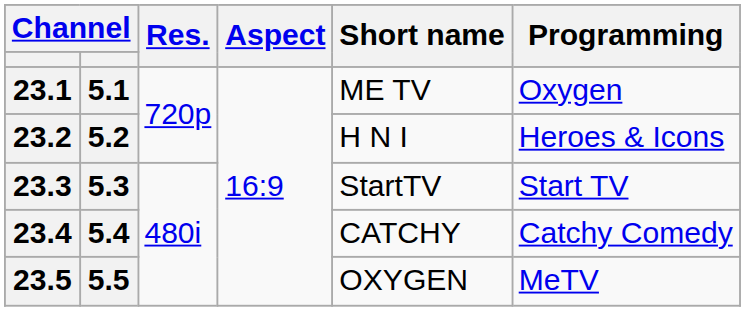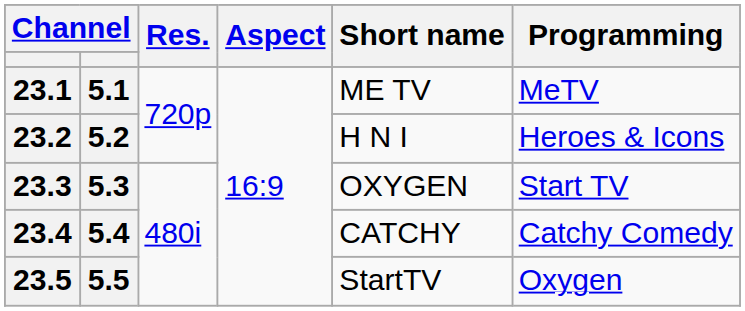(571, 89) Oxygen -> (559, 89) MeTV
(390, 185) StartTV -> (404, 185) OXYGEN
(404, 280) OXYGEN -> (390, 280) StartTV
(559, 280) MeTV -> (571, 280) Oxygen
